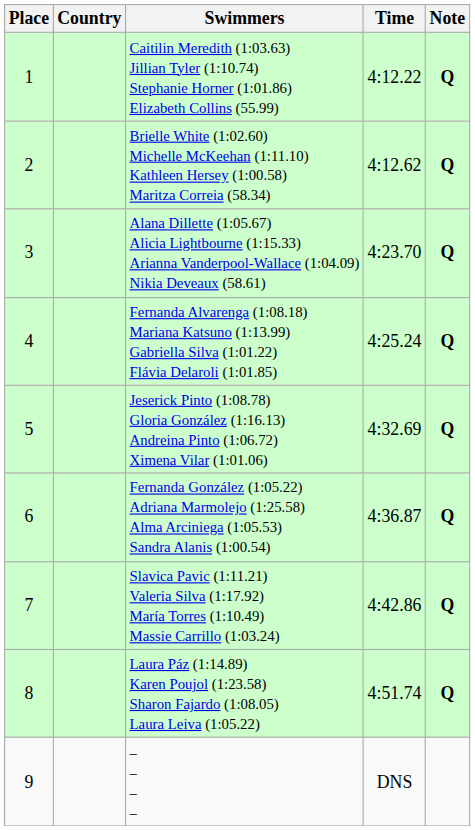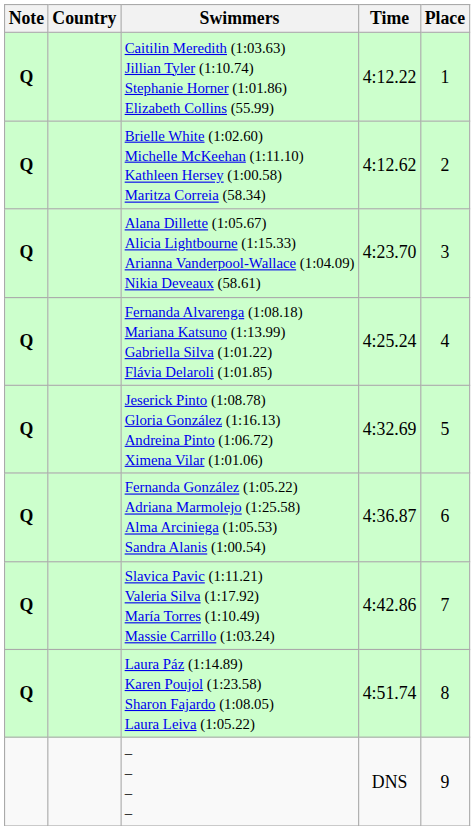columns swapped: (29, 18) <-> (447, 18)
